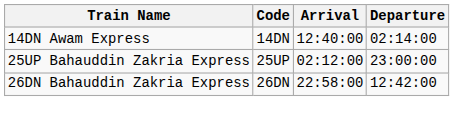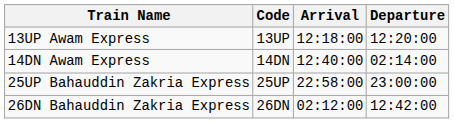+ row: (79, 39)
(330, 61) 02:12:00 -> (330, 84) 22:58:00
(330, 84) 22:58:00 -> (330, 107) 02:12:00
